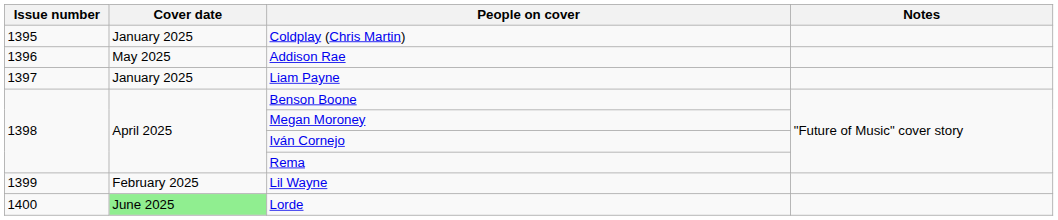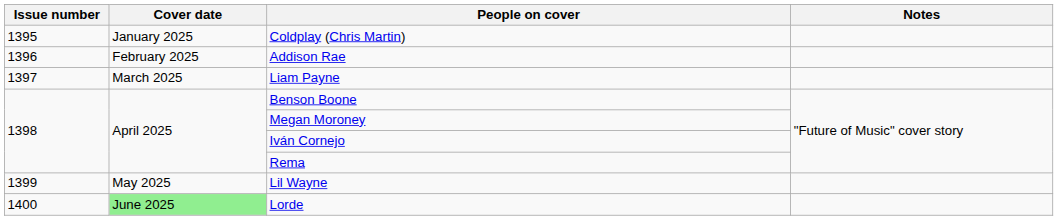(141, 57) May 2025 -> (155, 57) February 2025
(153, 78) January 2025 -> (147, 78) March 2025
(155, 183) February 2025 -> (141, 183) May 2025
